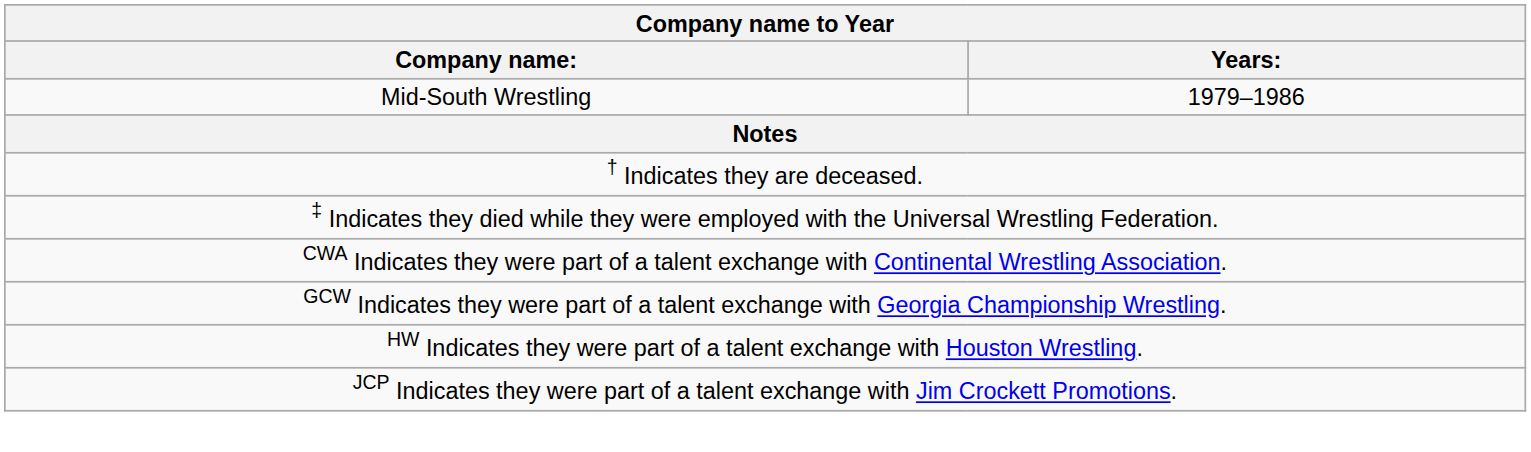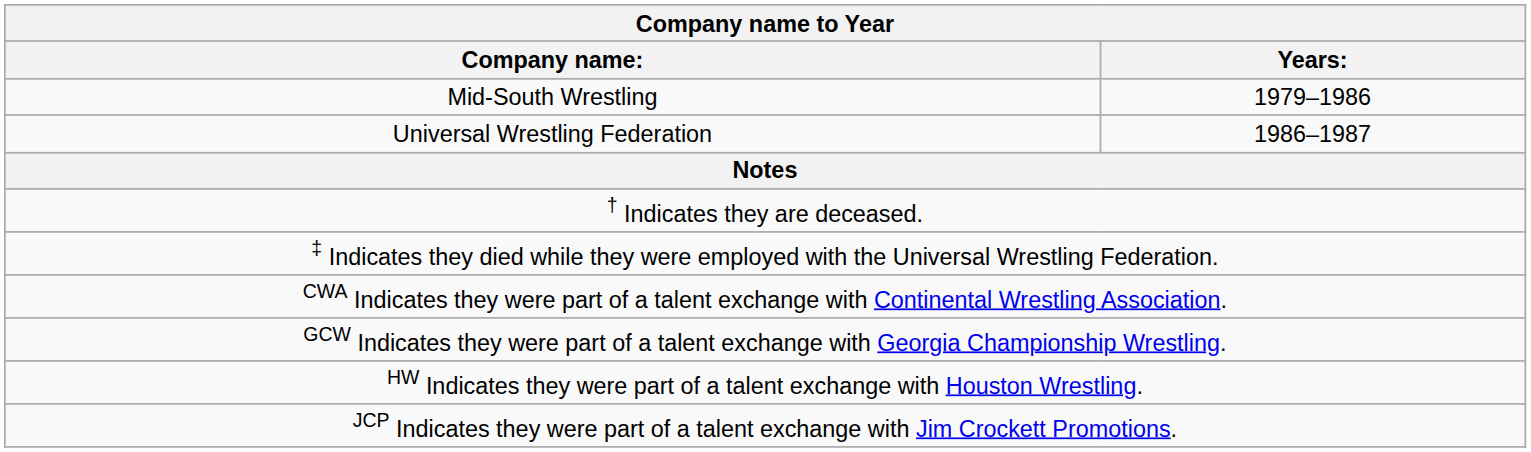+ row: (552, 134)
